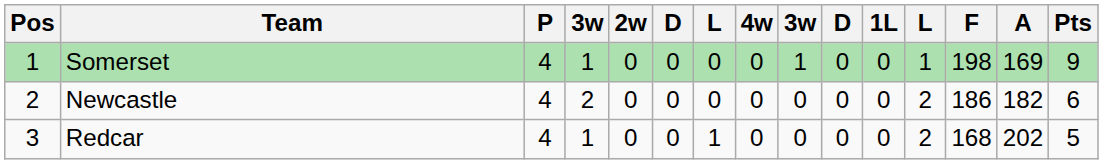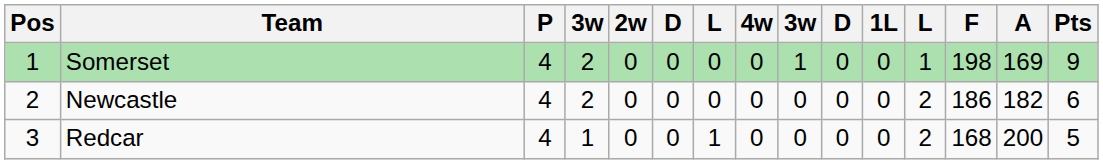(587, 61) 1 -> (587, 61) 2
(1023, 138) 202 -> (1023, 138) 200
